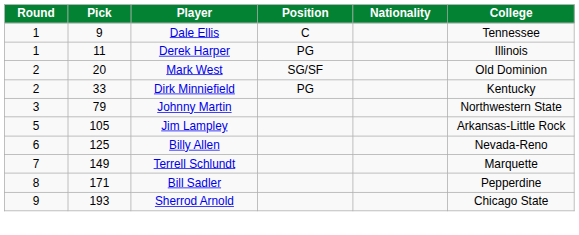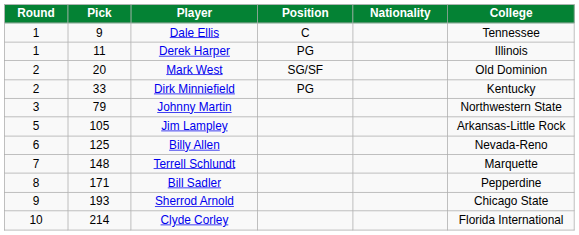(99, 164) 149 -> (99, 164) 148
+ row: (194, 220)
